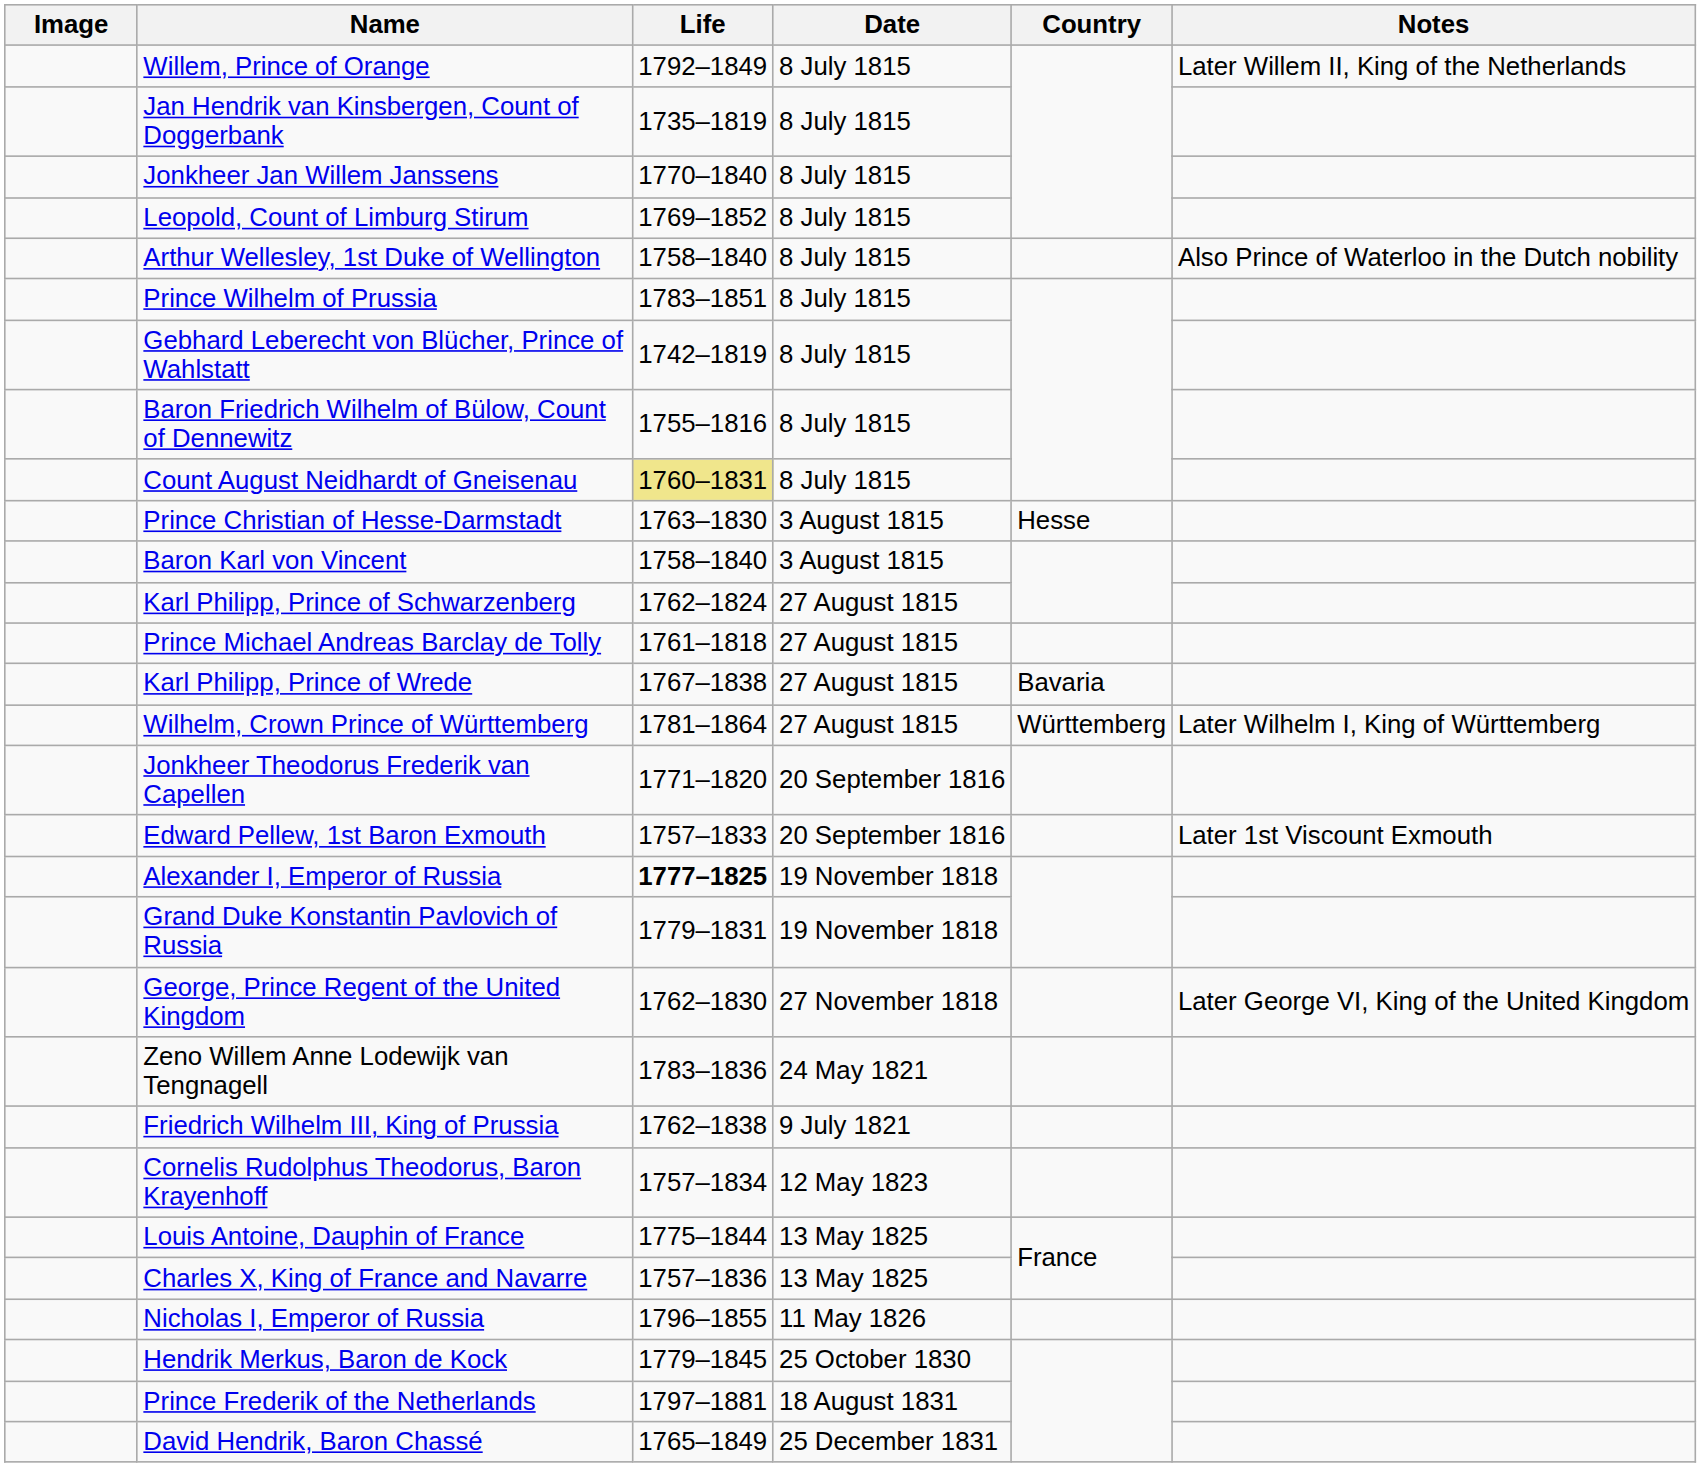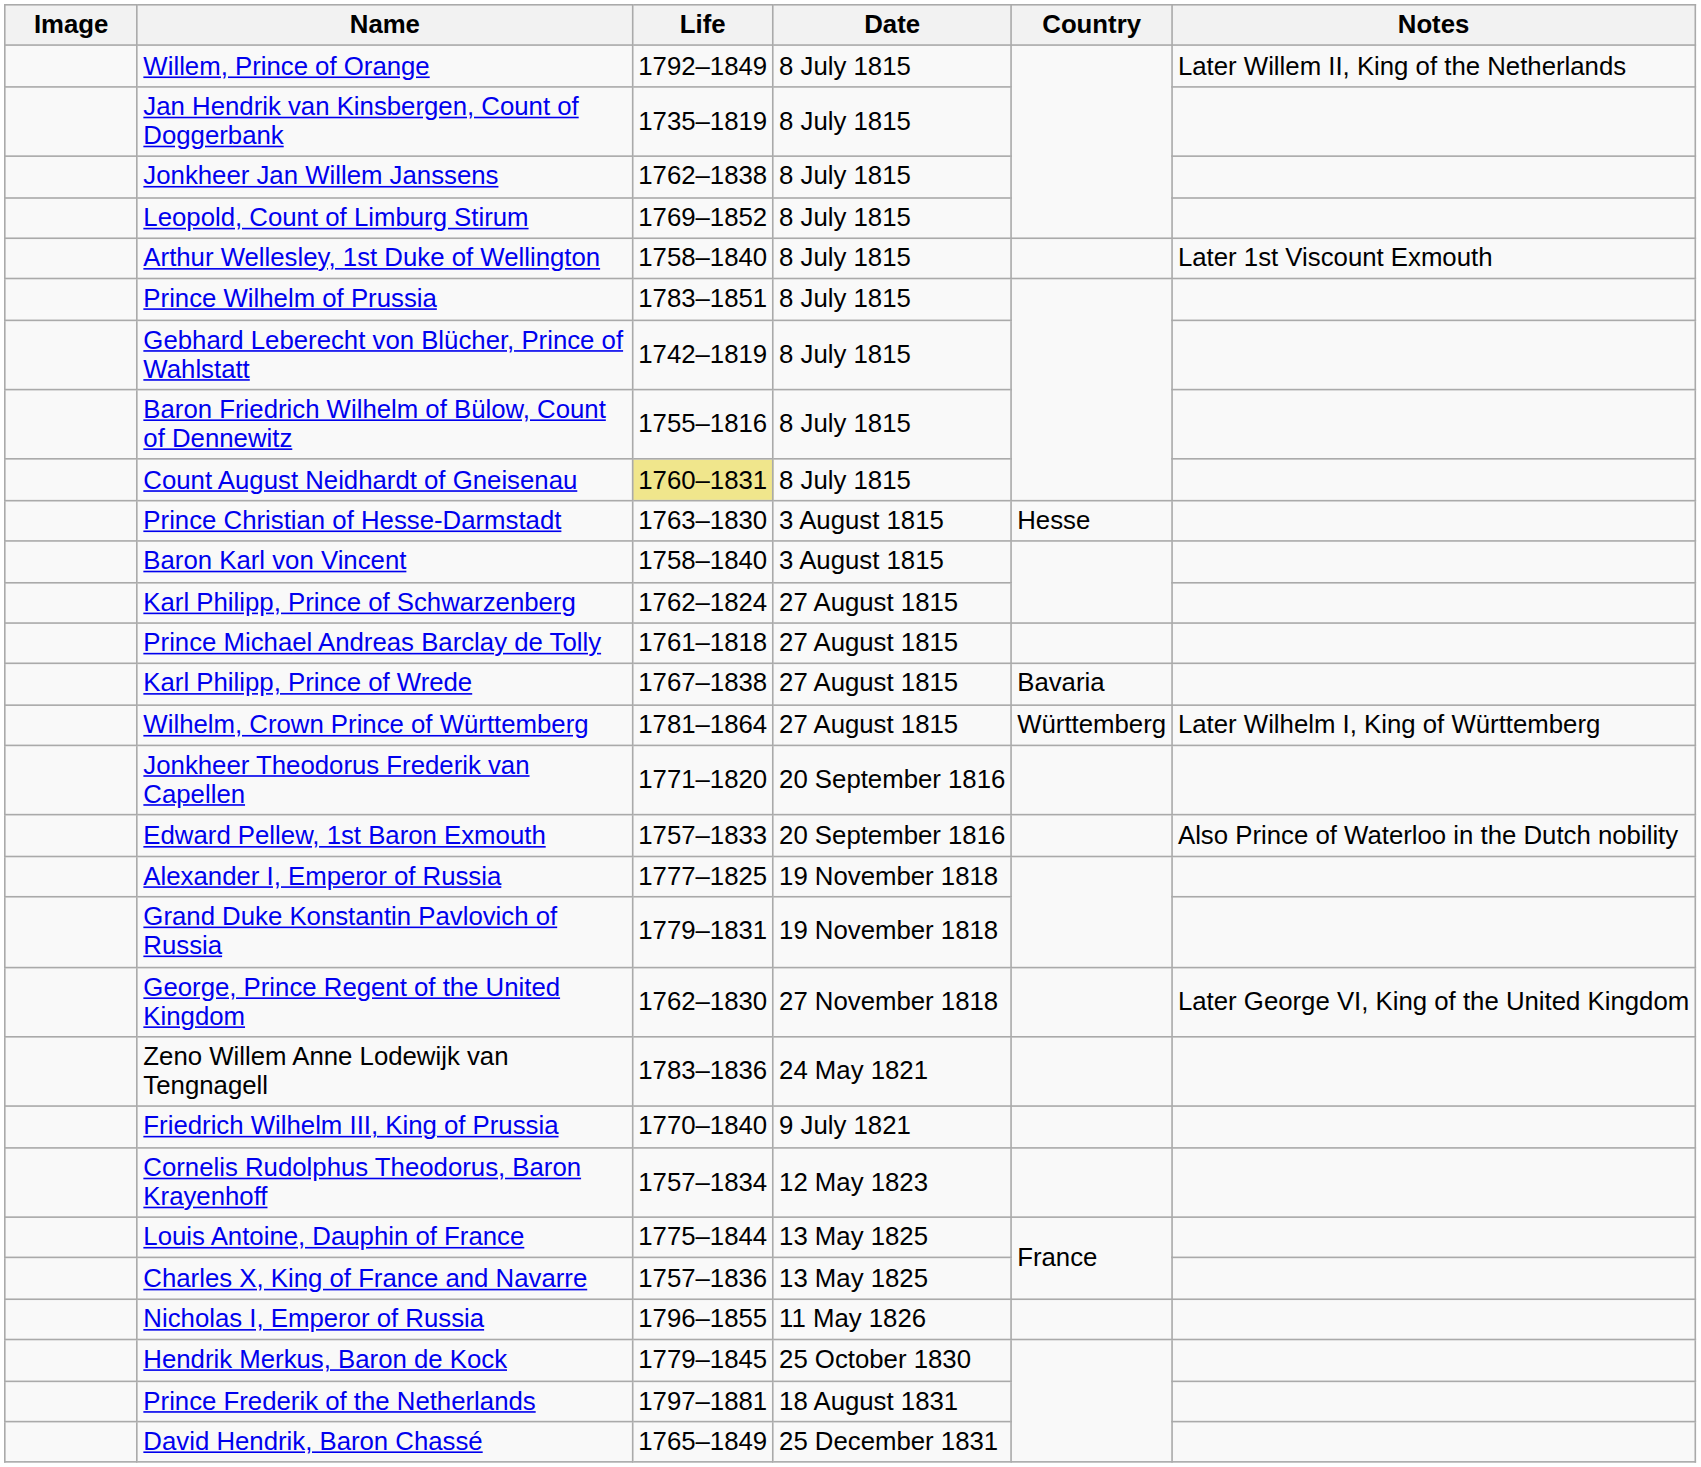(703, 176) 1770–1840 -> (703, 176) 1762–1838
(1428, 258) Also Prince of Waterloo in the Dutch nobility -> (1335, 258) Later 1st Viscount Exmouth
(1335, 835) Later 1st Viscount Exmouth -> (1428, 835) Also Prince of Waterloo in the Dutch nobility
(703, 876) bold -> (703, 876) normal
(703, 1126) 1762–1838 -> (703, 1126) 1770–1840
